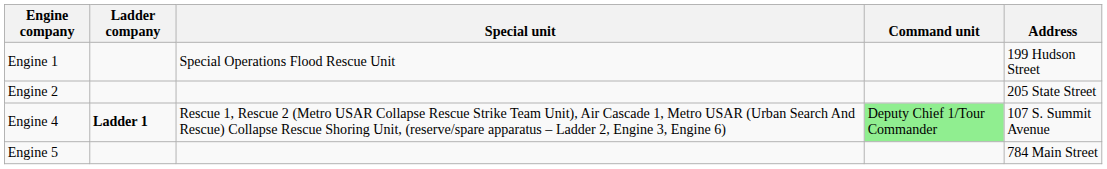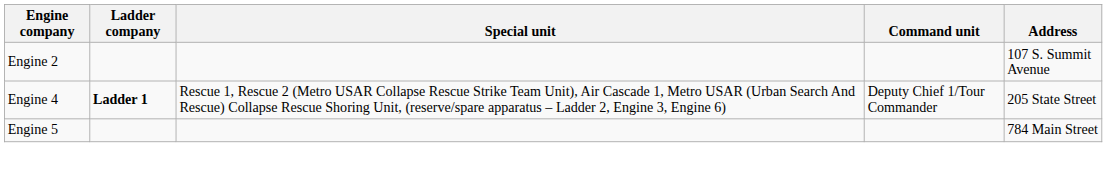- row: (33, 61)
(1052, 92) 205 State Street -> (1049, 61) 107 S. Summit Avenue
(926, 122) lightgreen background -> (926, 99) no background
(1049, 122) 107 S. Summit Avenue -> (1052, 99) 205 State Street
